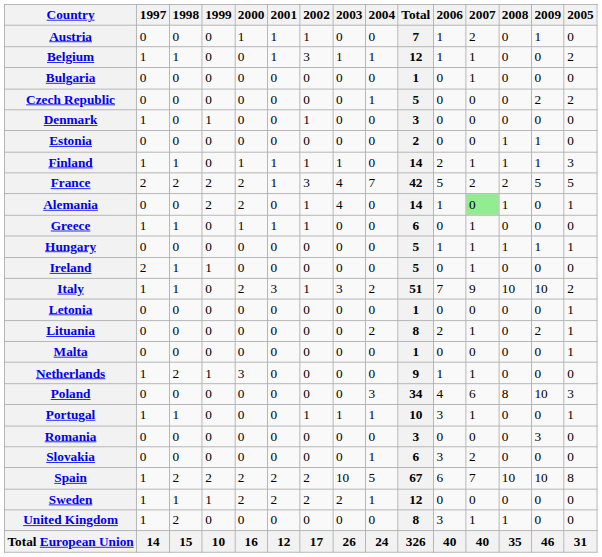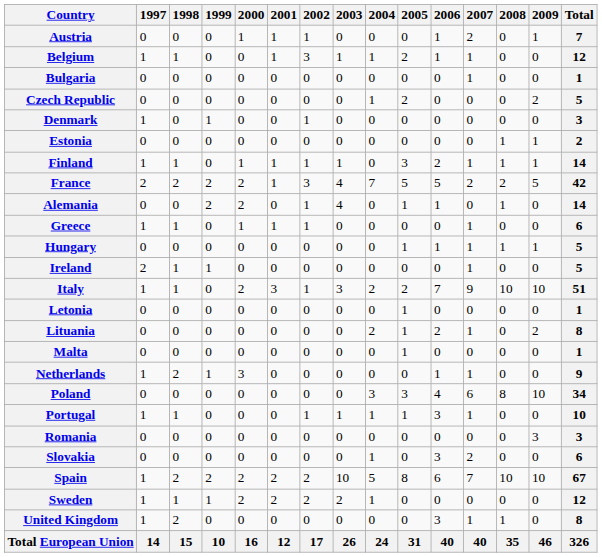columns swapped: (580, 15) <-> (416, 15)
(472, 204) lightgreen background -> (470, 204) no background
